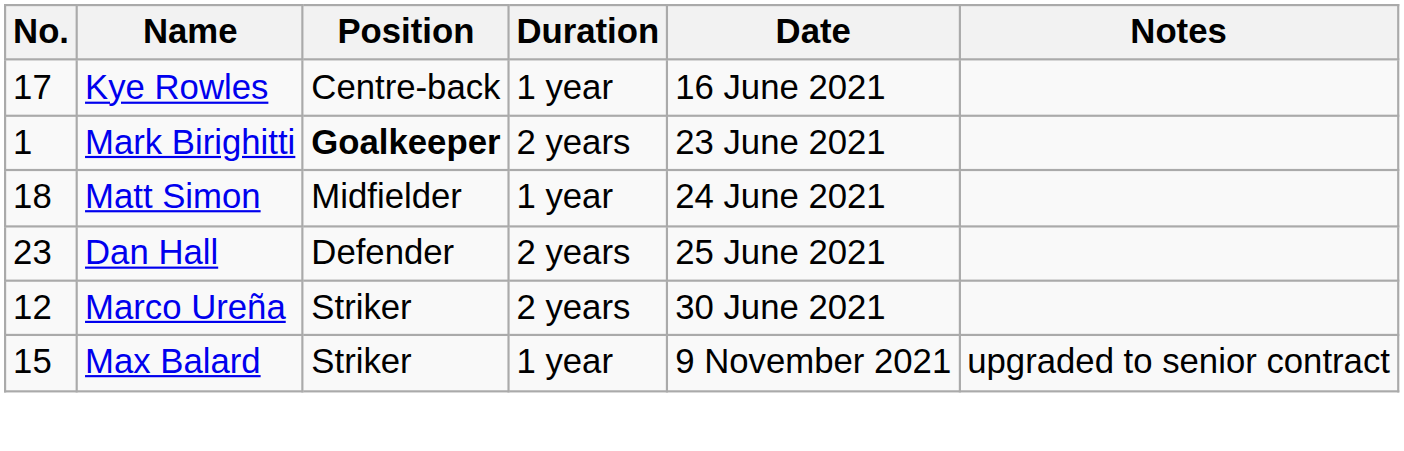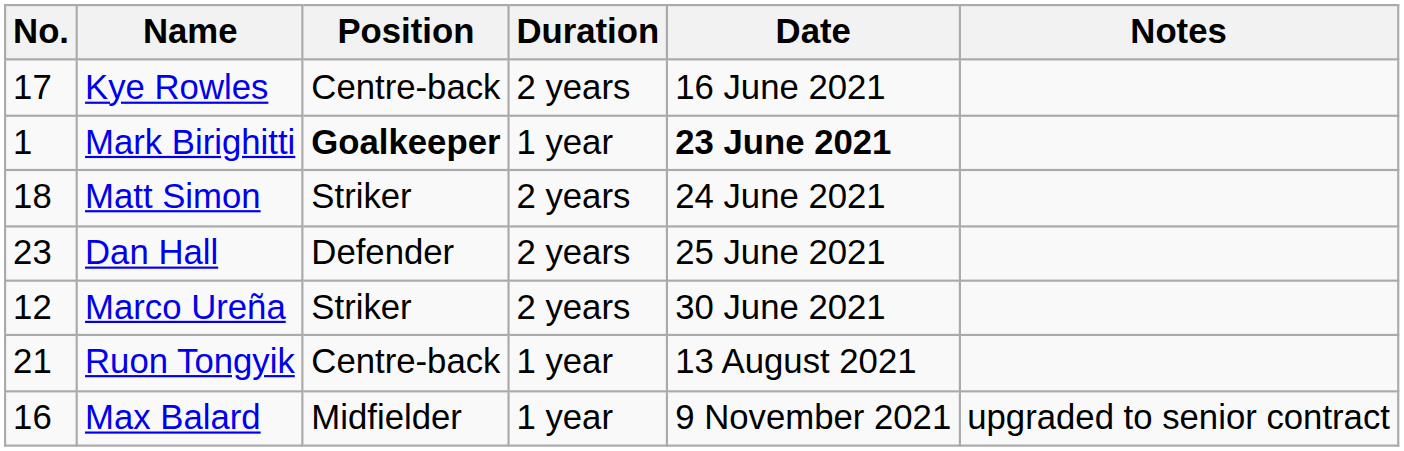(565, 87) 1 year -> (573, 87) 2 years
(573, 142) 2 years -> (565, 142) 1 year
(780, 142) normal -> (783, 142) bold
(387, 197) Midfielder -> (361, 197) Striker
(565, 197) 1 year -> (573, 197) 2 years
+ row: (190, 362)
(32, 362) 15 -> (32, 417) 16
(361, 362) Striker -> (387, 417) Midfielder
